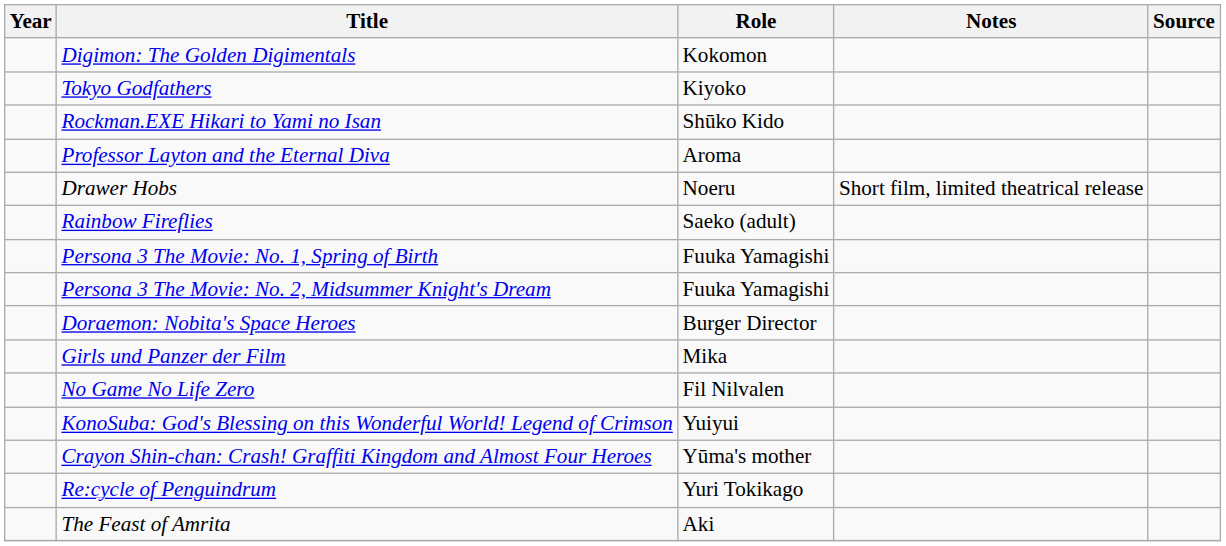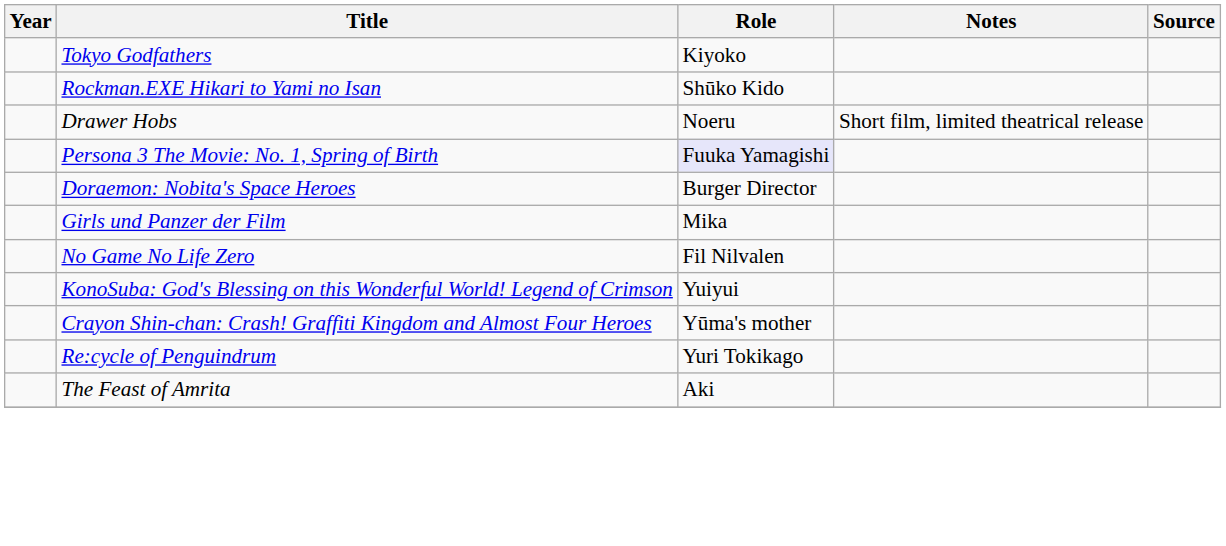- row: (208, 54)
- row: (226, 155)
- row: (137, 222)
(756, 255) no background -> (756, 155) lavender background
- row: (306, 289)
